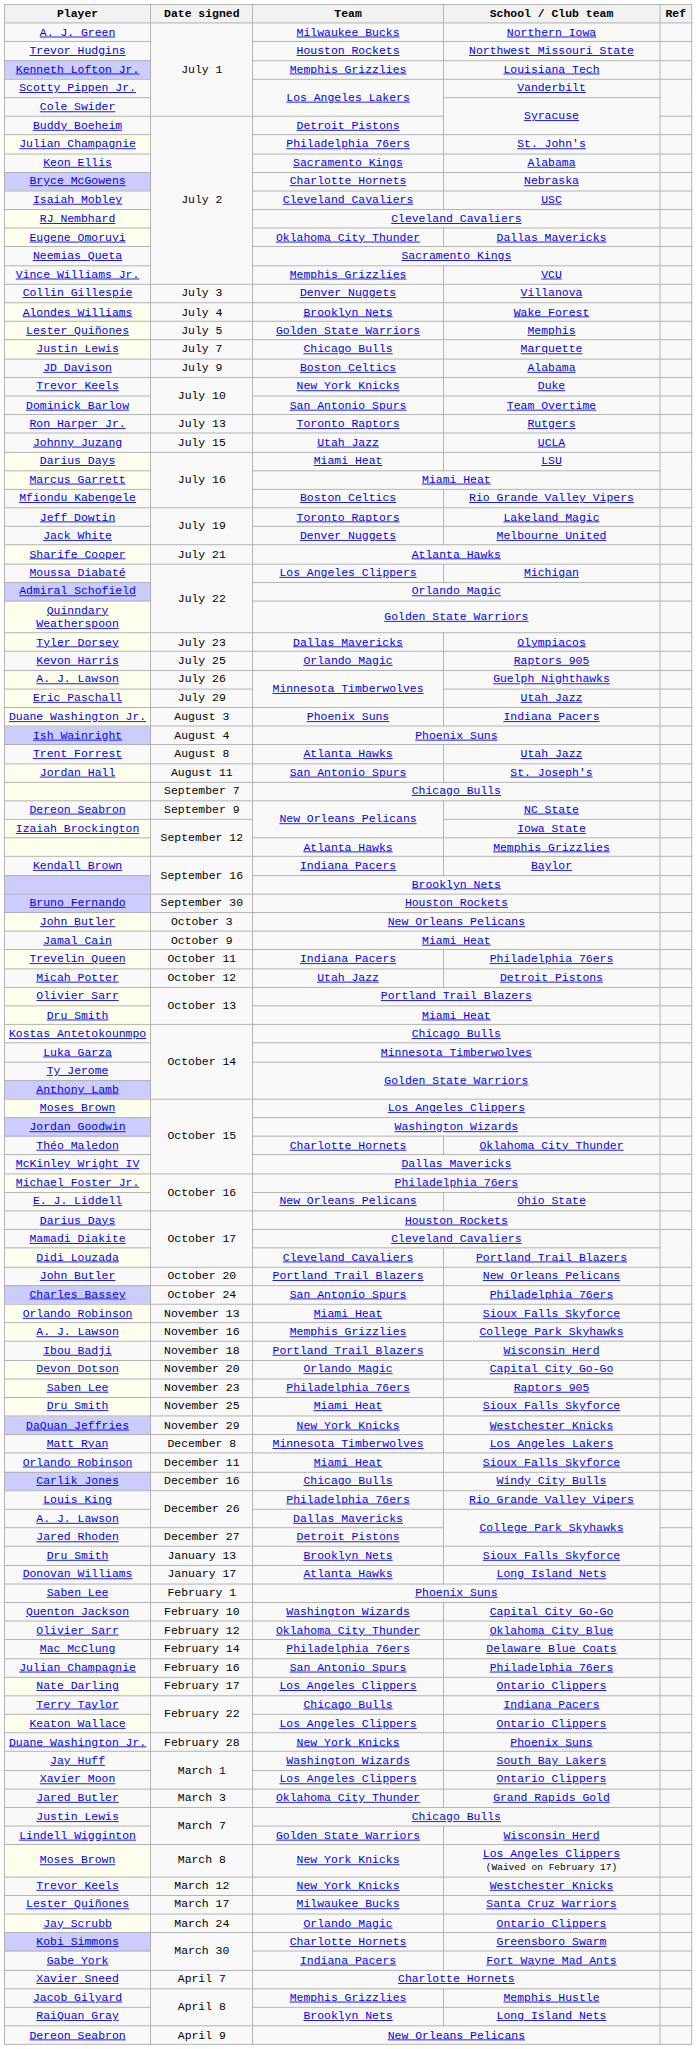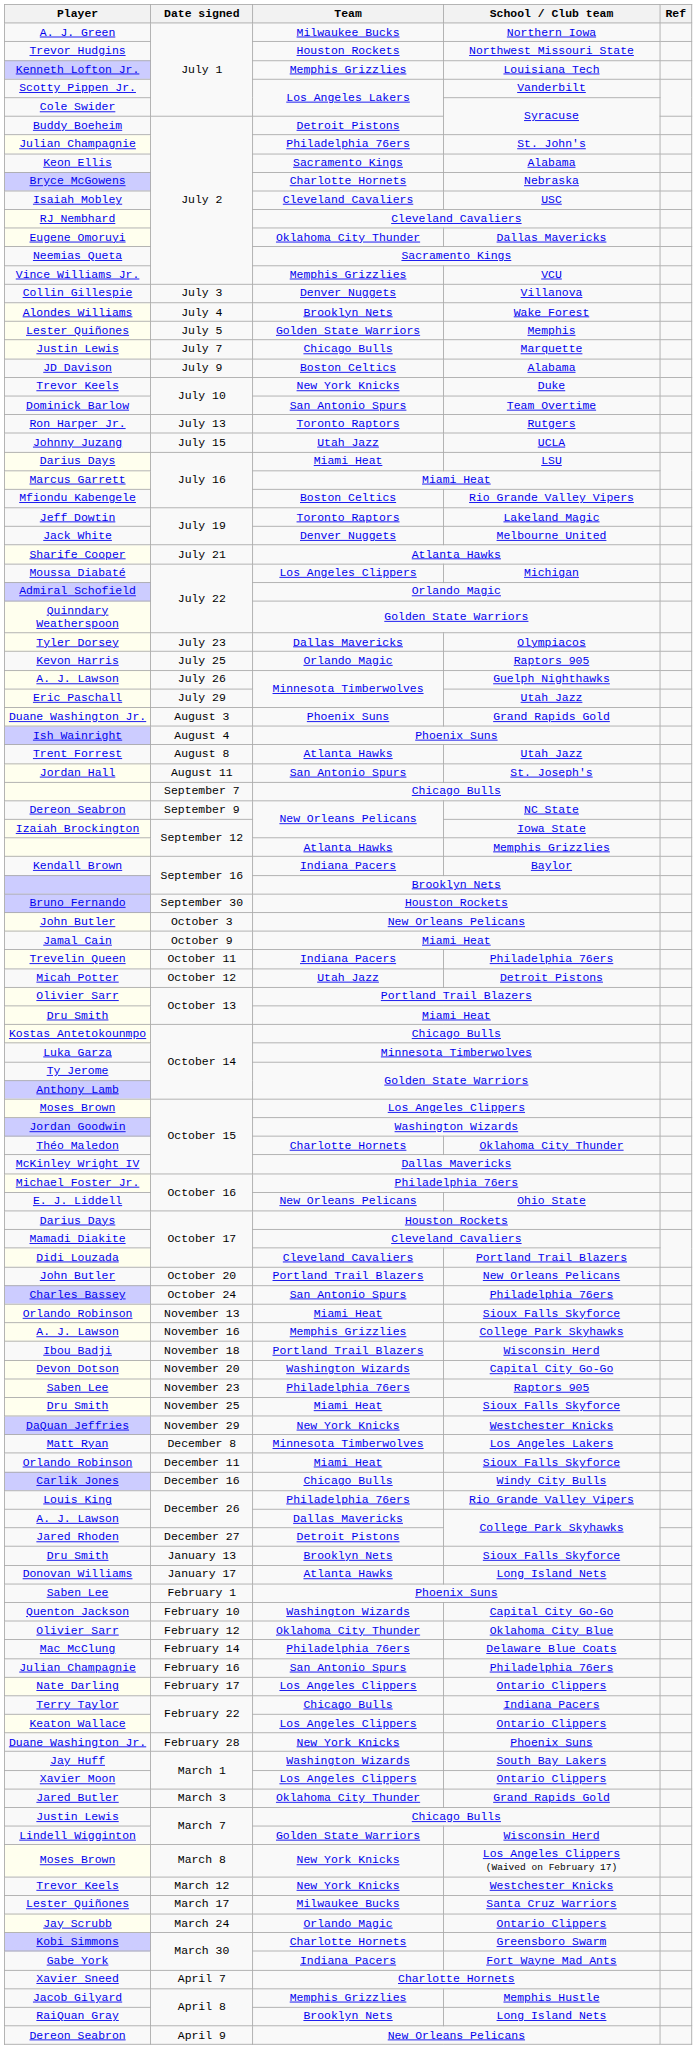(551, 717) Indiana Pacers -> (551, 717) Grand Rapids Gold
(348, 1369) Orlando Magic -> (348, 1369) Washington Wizards
